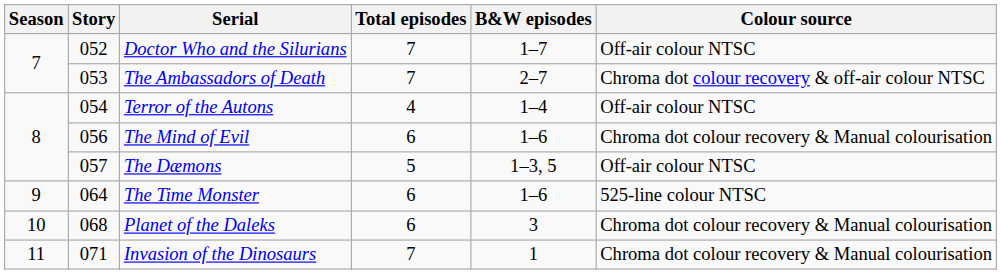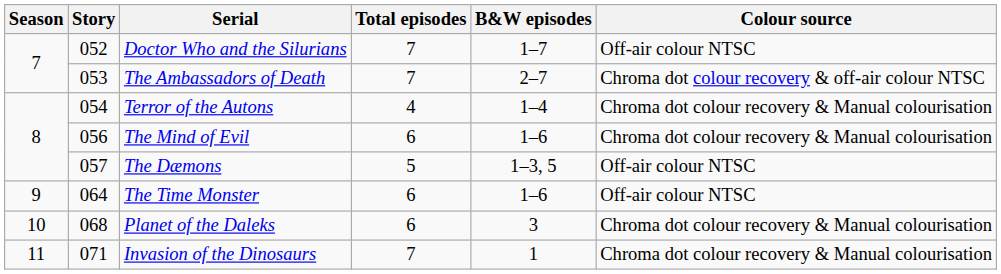(678, 107) Off-air colour NTSC -> (796, 107) Chroma dot colour recovery & Manual colourisation
(683, 195) 525-line colour NTSC -> (678, 195) Off-air colour NTSC
